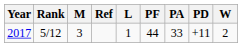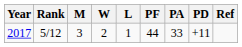columns swapped: (225, 14) <-> (104, 14)
